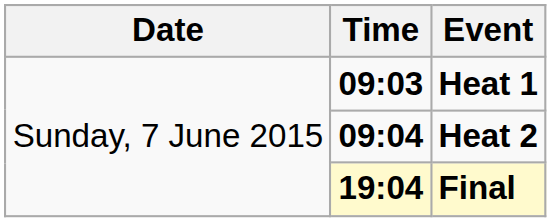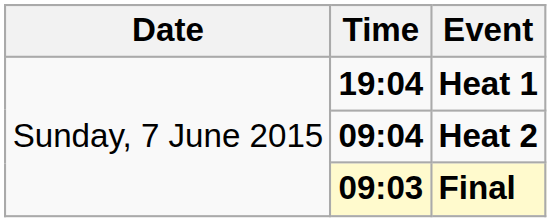(381, 83) 09:03 -> (381, 83) 19:04
(381, 188) 19:04 -> (381, 188) 09:03
